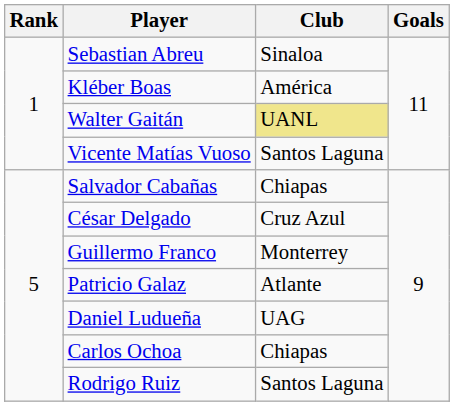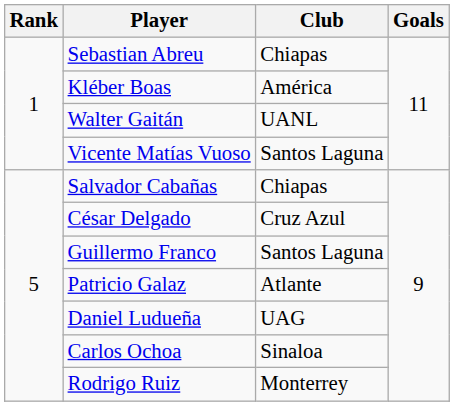(292, 53) Sinaloa -> (294, 53) Chiapas
(289, 119) khaki background -> (289, 119) no background
(304, 251) Monterrey -> (322, 251) Santos Laguna
(294, 350) Chiapas -> (292, 350) Sinaloa
(322, 383) Santos Laguna -> (304, 383) Monterrey
